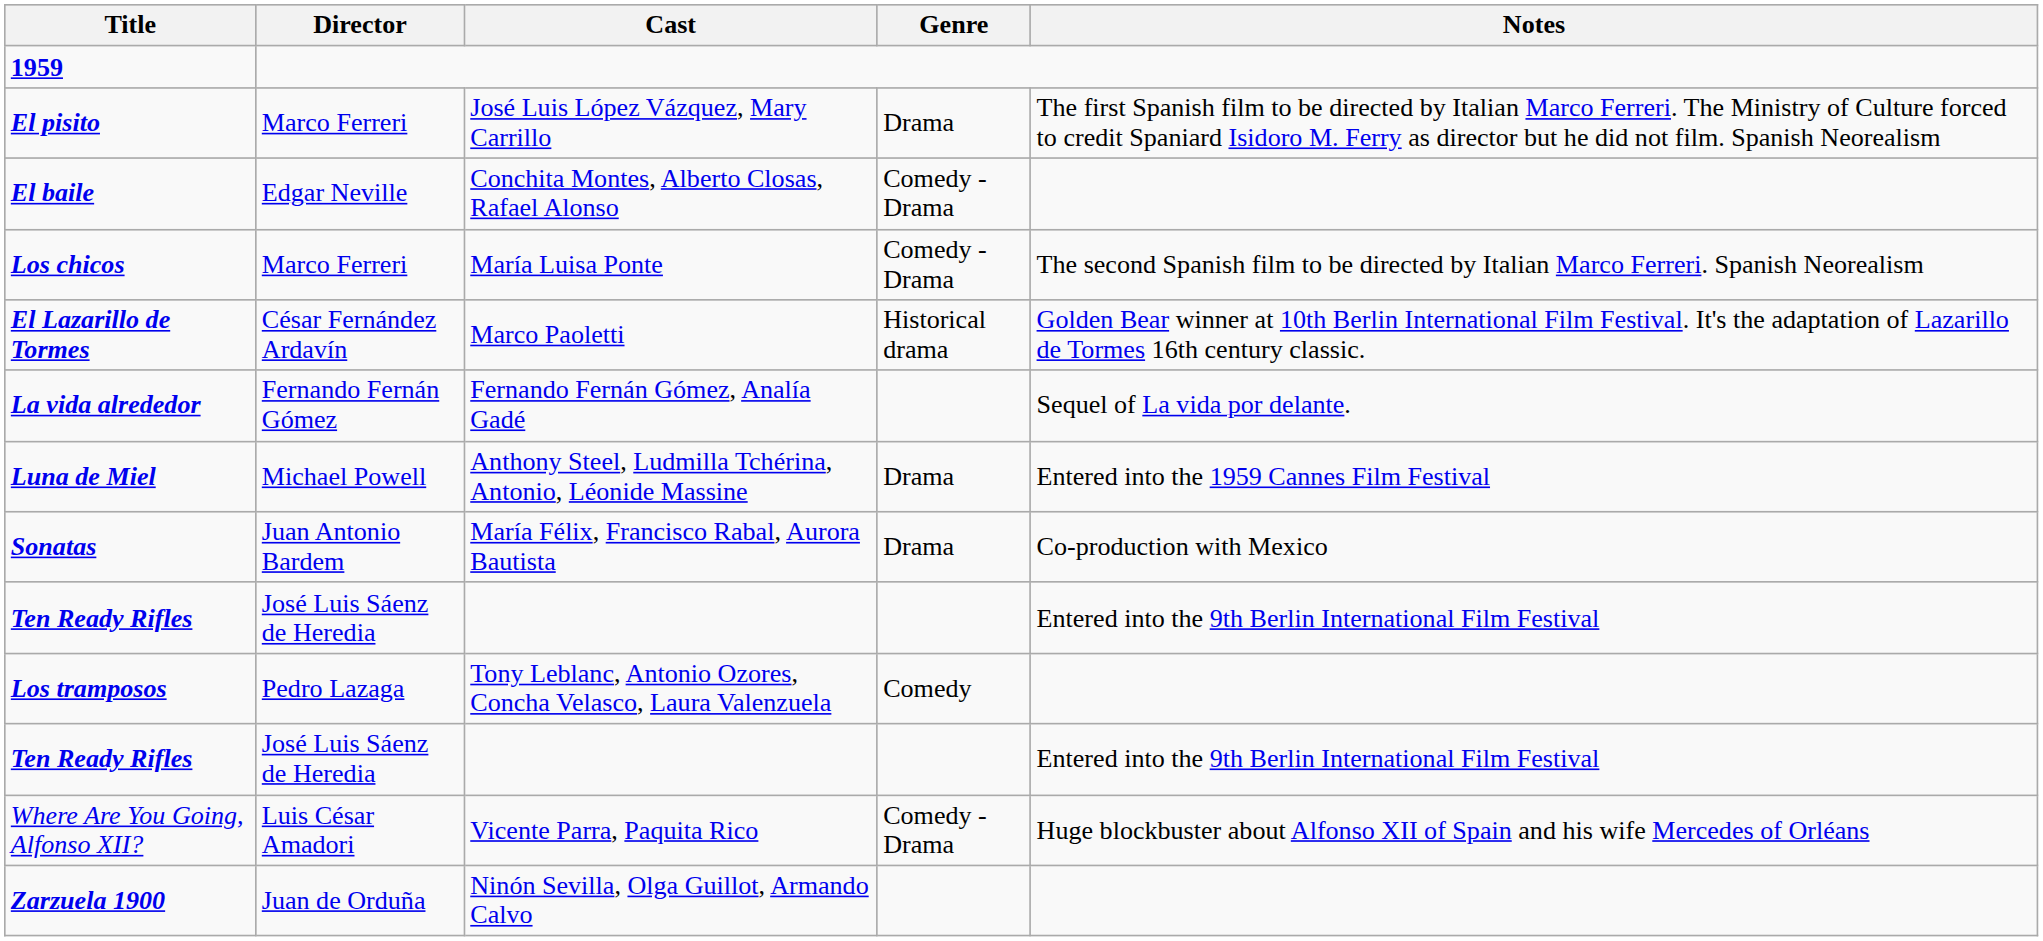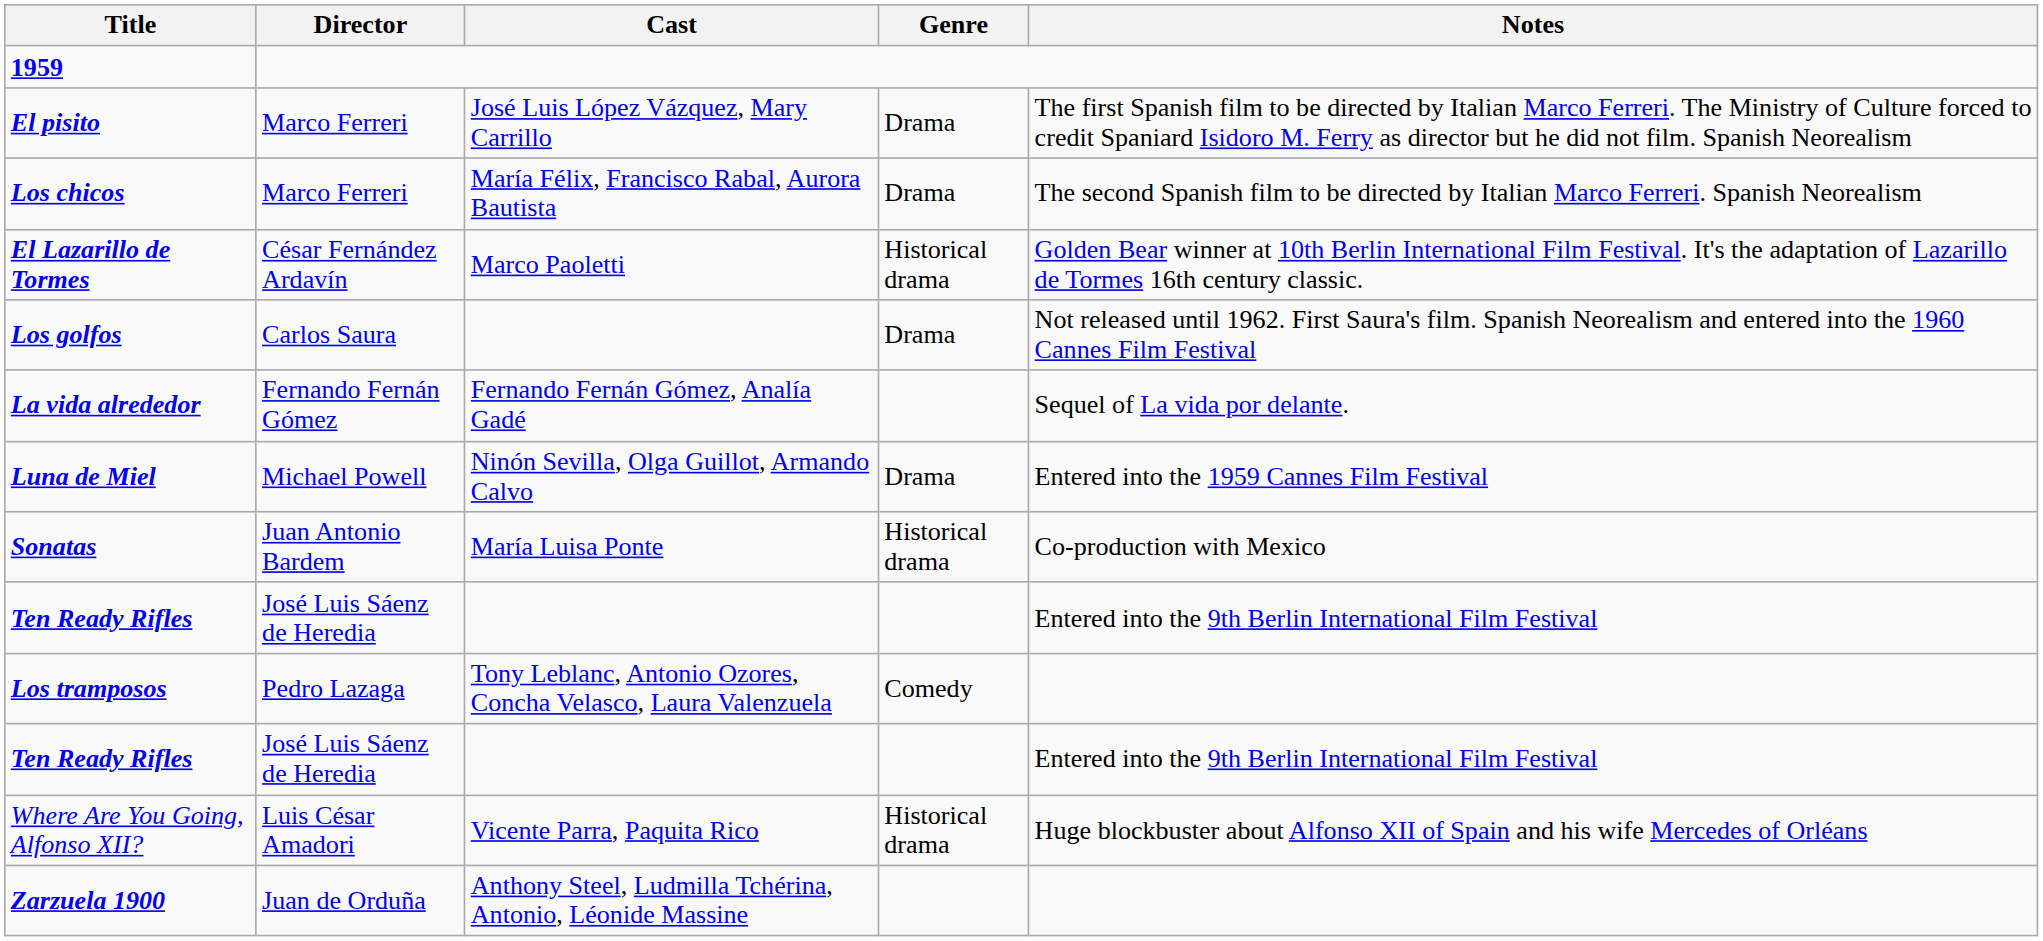- row: (52, 193)
(567, 263) María Luisa Ponte -> (666, 193) María Félix, Francisco Rabal, Aurora Bautista
(935, 263) Comedy - Drama -> (920, 193) Drama
+ row: (66, 334)
(651, 476) Anthony Steel, Ludmilla Tchérina, Antonio, Léonide Massine -> (670, 476) Ninón Sevilla, Olga Guillot, Armando Calvo
(665, 546) María Félix, Francisco Rabal, Aurora Bautista -> (567, 546) María Luisa Ponte
(919, 546) Drama -> (936, 546) Historical drama
(935, 829) Comedy - Drama -> (936, 829) Historical drama
(669, 900) Ninón Sevilla, Olga Guillot, Armando Calvo -> (652, 900) Anthony Steel, Ludmilla Tchérina, Antonio, Léonide Massine
